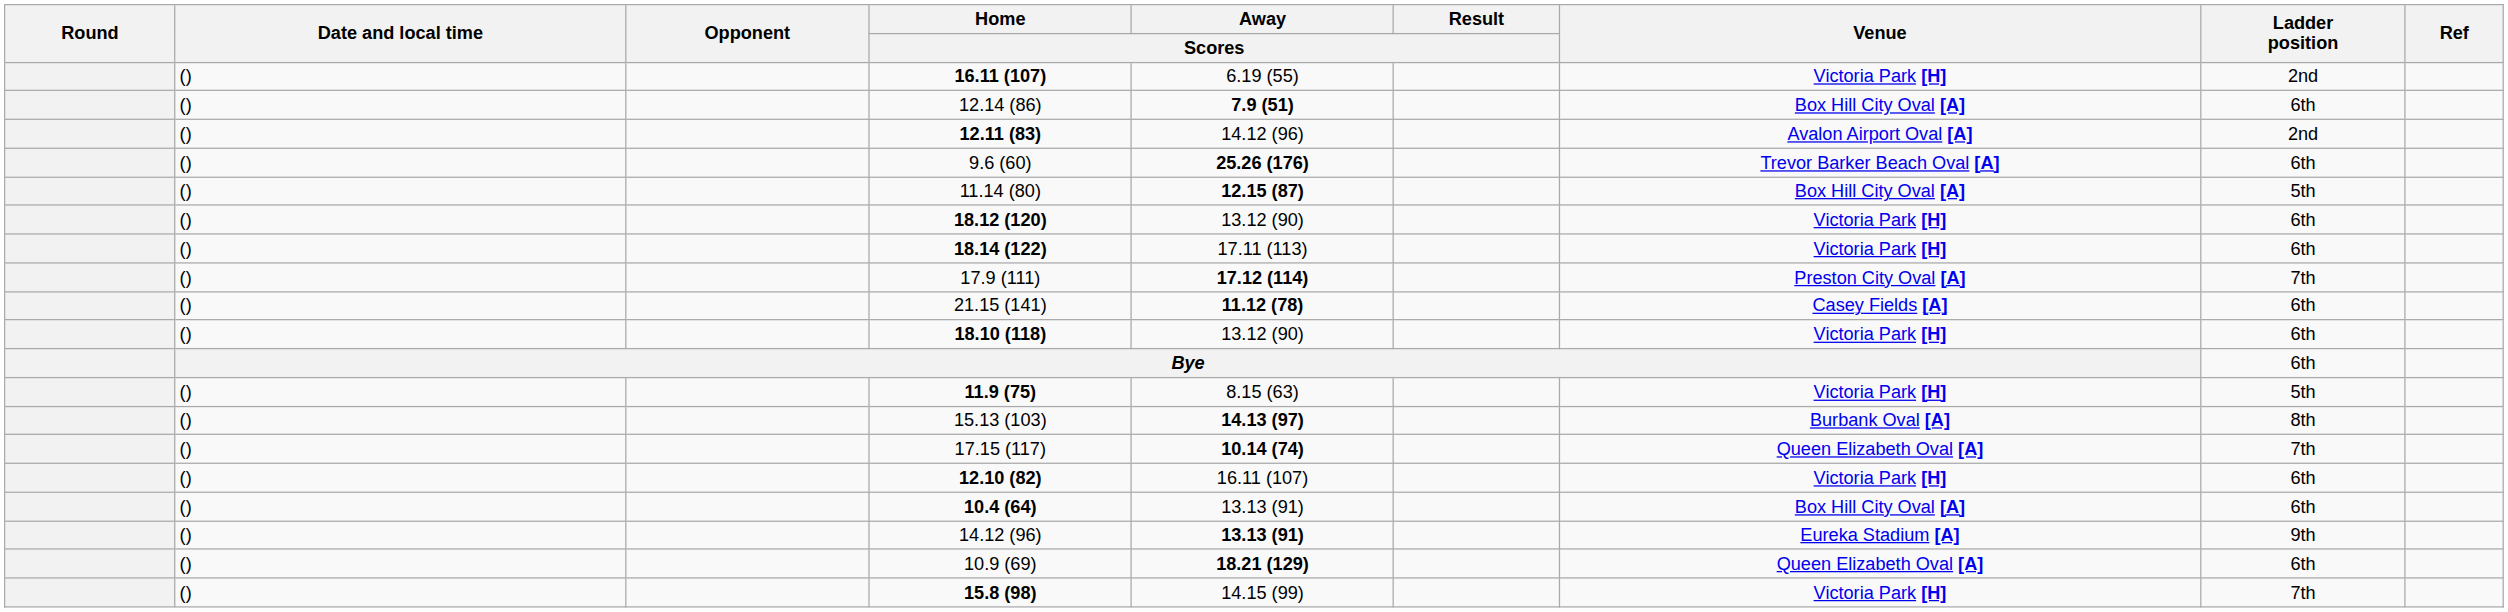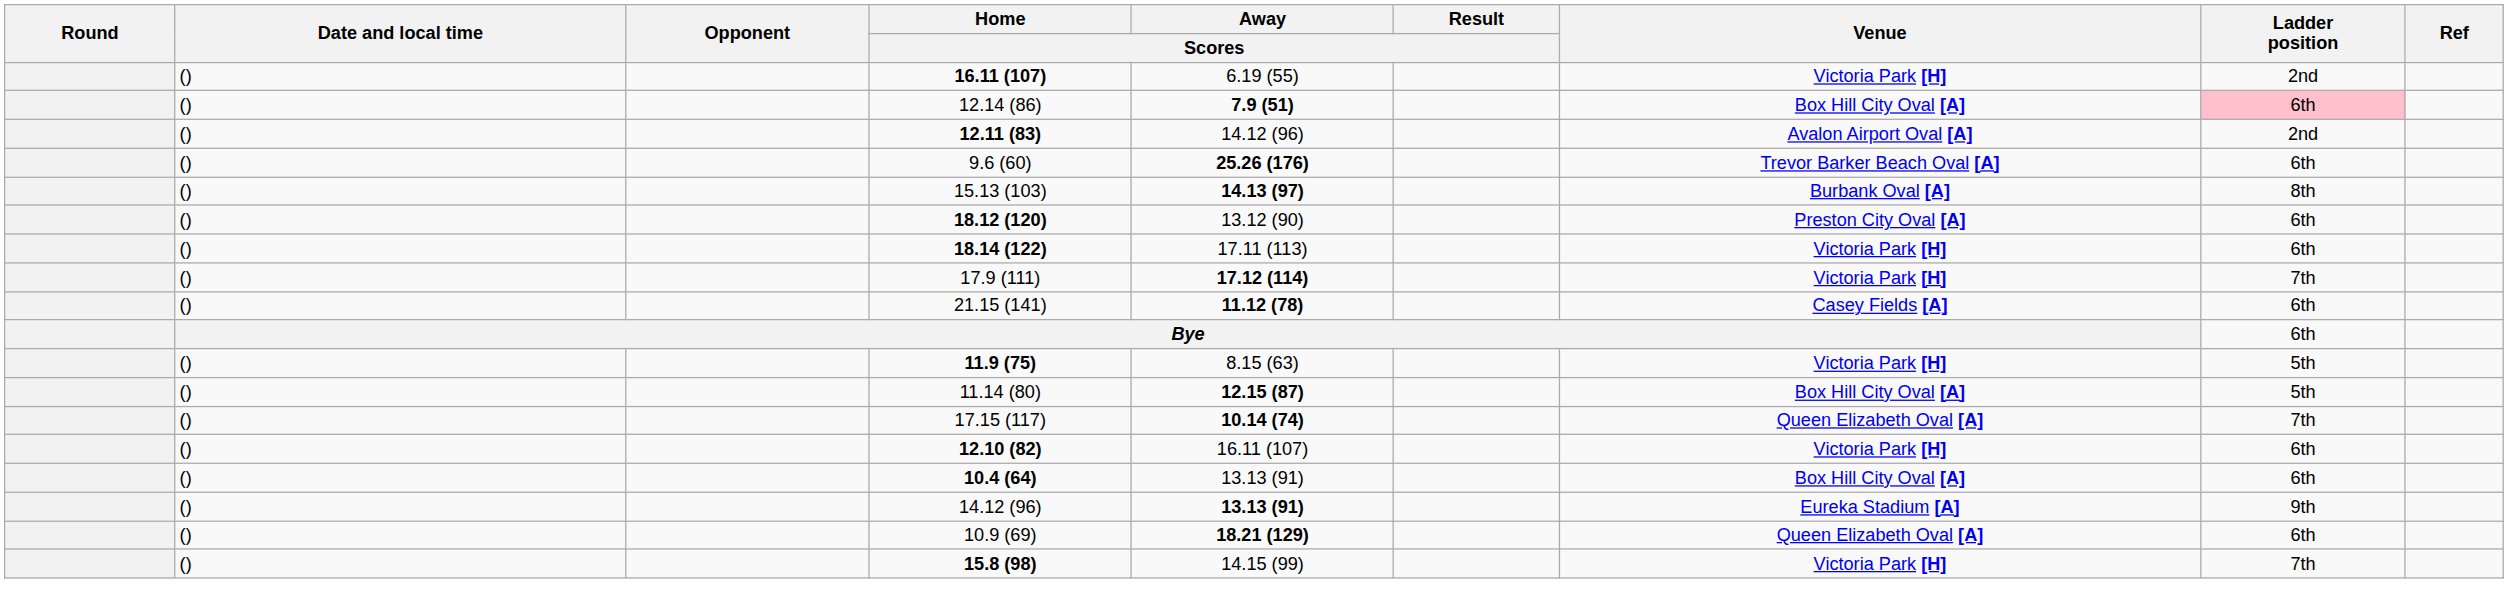(2303, 105) no background -> (2303, 105) pink background
rows swapped: (1000, 421) <-> (1000, 191)
(1880, 220) Victoria Park [H] -> (1880, 220) Preston City Oval [A]
(1880, 277) Preston City Oval [A] -> (1880, 277) Victoria Park [H]
- row: (1000, 335)
